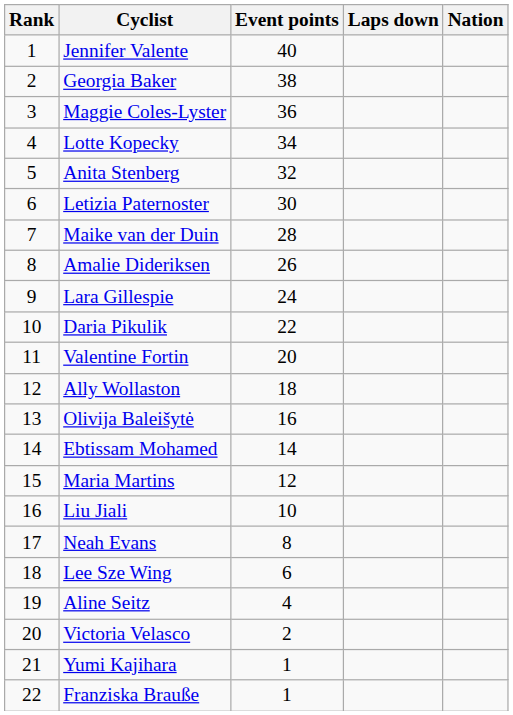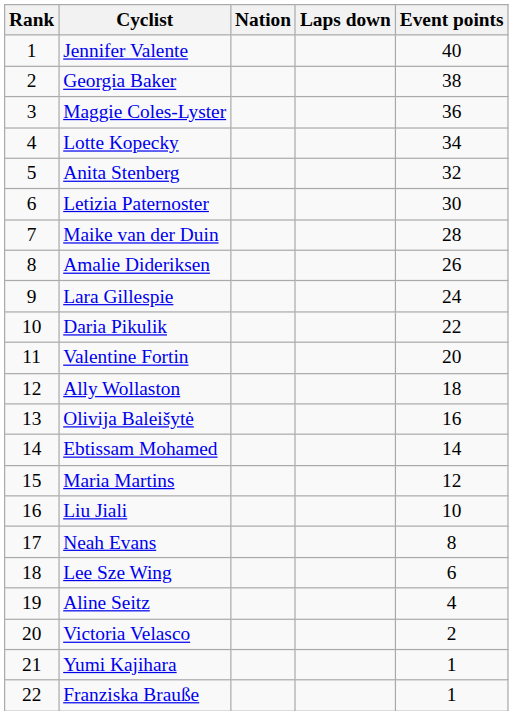columns swapped: (476, 19) <-> (287, 19)
